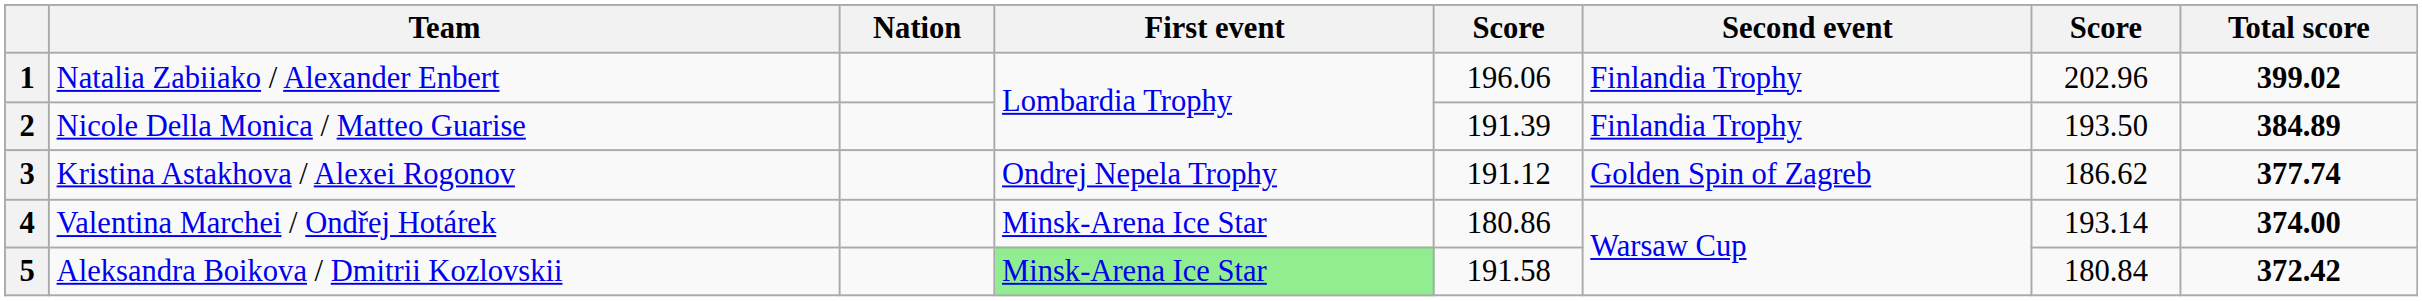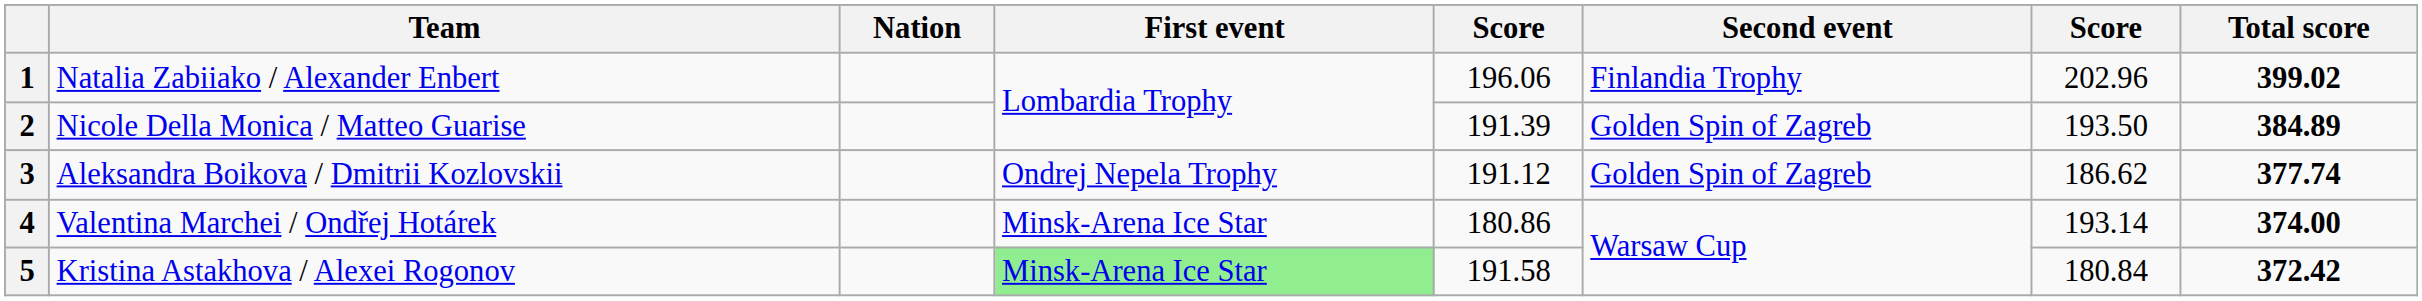(1696, 125) Finlandia Trophy -> (1731, 125) Golden Spin of Zagreb
(286, 174) Kristina Astakhova / Alexei Rogonov -> (310, 174) Aleksandra Boikova / Dmitrii Kozlovskii
(310, 271) Aleksandra Boikova / Dmitrii Kozlovskii -> (286, 271) Kristina Astakhova / Alexei Rogonov
